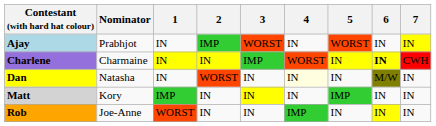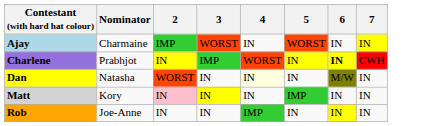- column: (175, 19)
(118, 43) Prabhjot -> (123, 43) Charmaine
(123, 60) Charmaine -> (118, 60) Prabhjot
(205, 95) no background -> (162, 95) pink background
